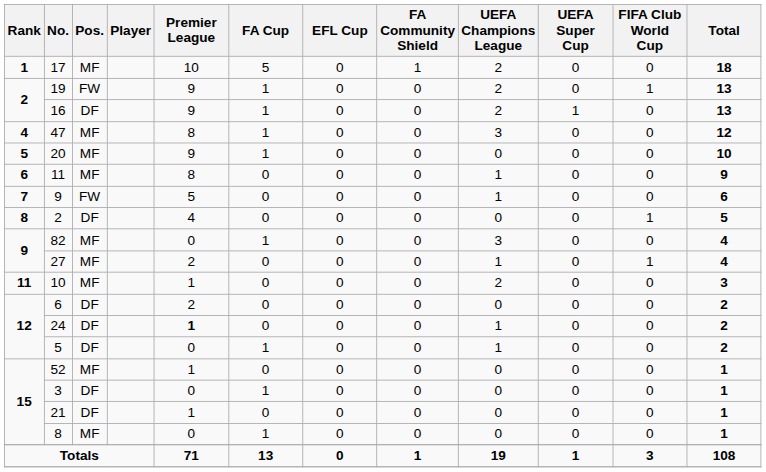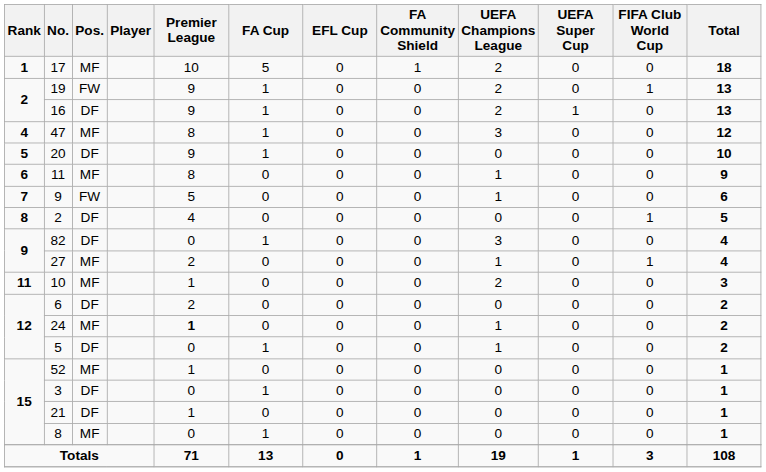(90, 153) MF -> (90, 153) DF
(90, 240) MF -> (90, 240) DF
(90, 326) DF -> (90, 326) MF
